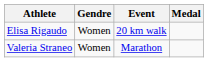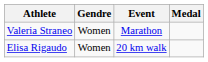rows swapped: (40, 48) <-> (37, 31)
